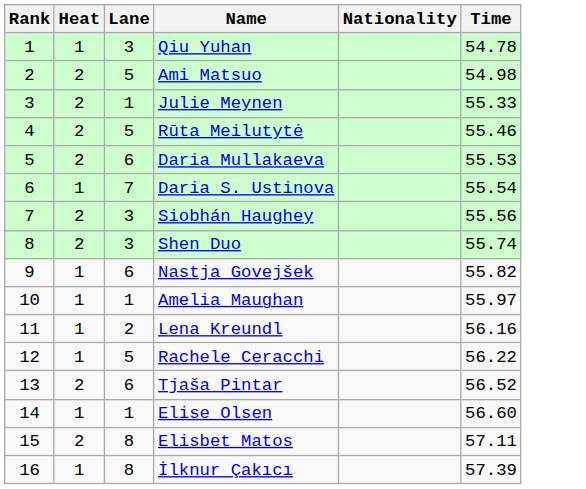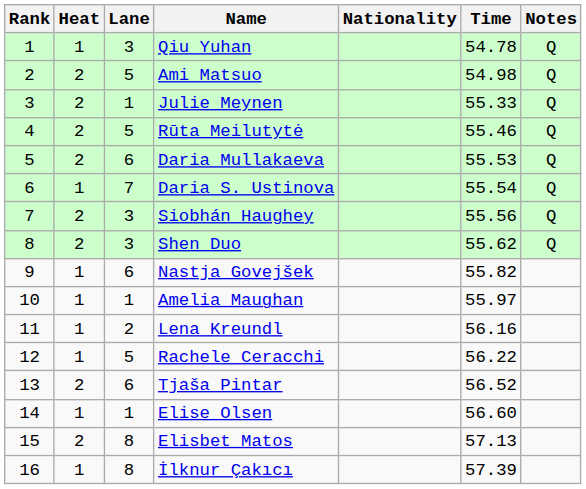+ column: (551, 19)
(491, 244) 55.74 -> (491, 244) 55.62
(491, 441) 57.11 -> (491, 441) 57.13
